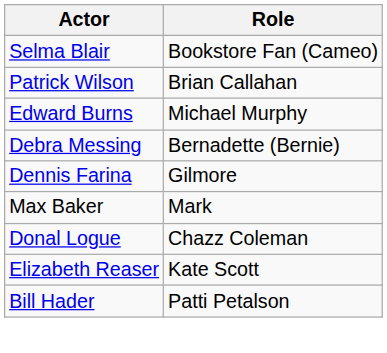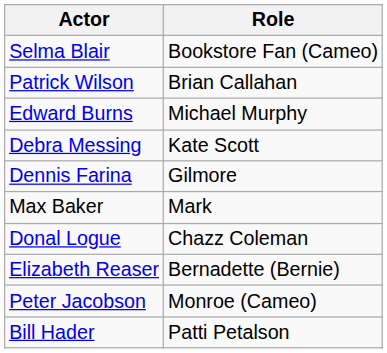(254, 144) Bernadette (Bernie) -> (213, 144) Kate Scott
(213, 269) Kate Scott -> (254, 269) Bernadette (Bernie)
+ row: (78, 301)
